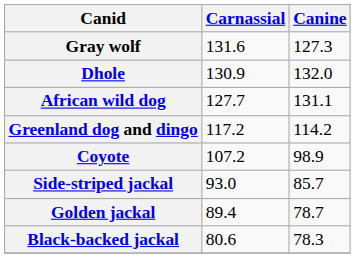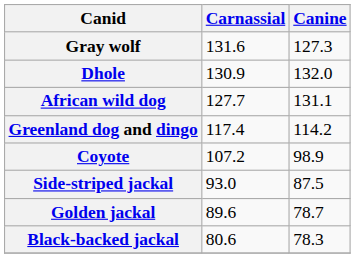(225, 128) 117.2 -> (225, 128) 117.4
(309, 184) 85.7 -> (309, 184) 87.5
(221, 211) 89.4 -> (221, 211) 89.6
